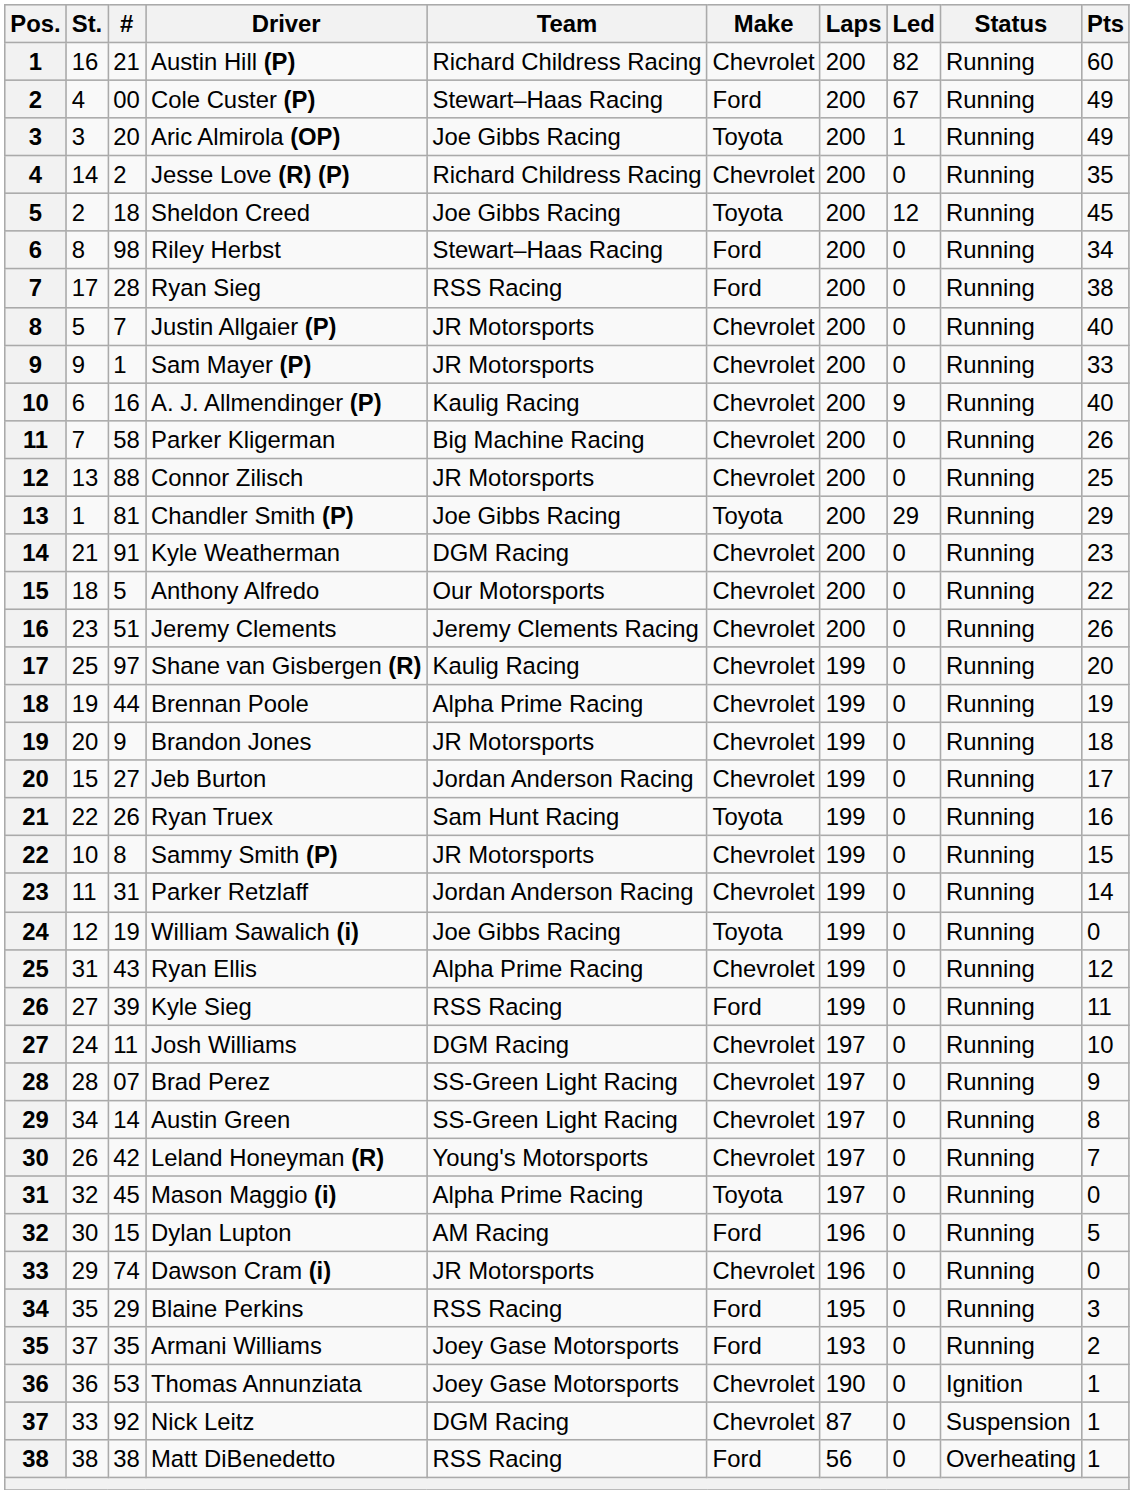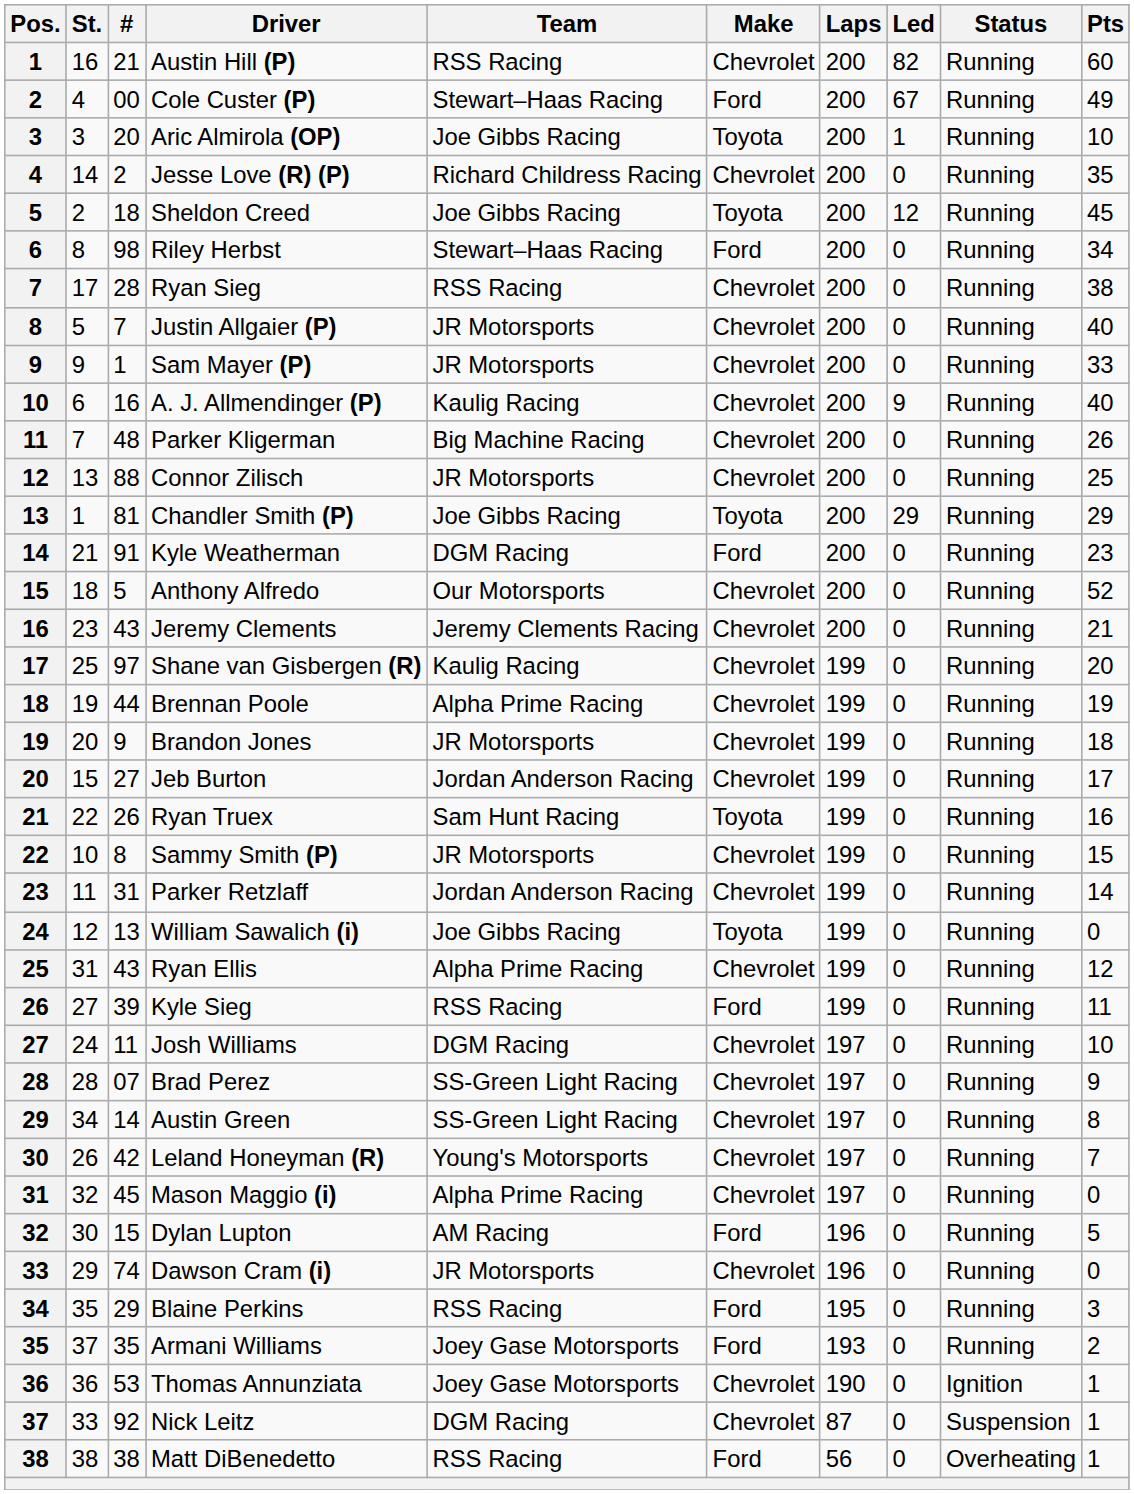(567, 62) Richard Childress Racing -> (497, 62) RSS Racing
(1100, 137) 49 -> (1100, 137) 10
(737, 288) Ford -> (764, 288) Chevrolet
(127, 439) 58 -> (127, 439) 48
(764, 553) Chevrolet -> (737, 553) Ford
(1100, 591) 22 -> (1100, 591) 52
(127, 628) 51 -> (127, 628) 43
(1100, 628) 26 -> (1100, 628) 21
(127, 931) 19 -> (127, 931) 13
(748, 1195) Toyota -> (764, 1195) Chevrolet
